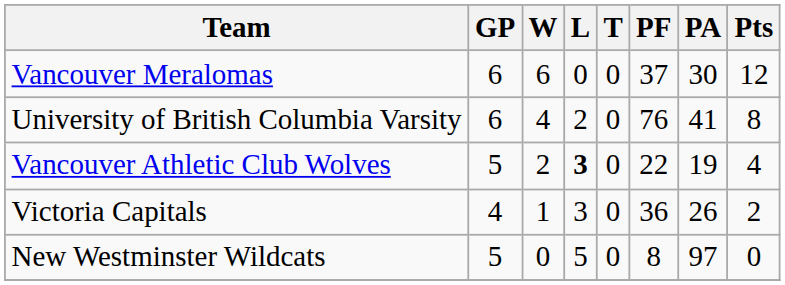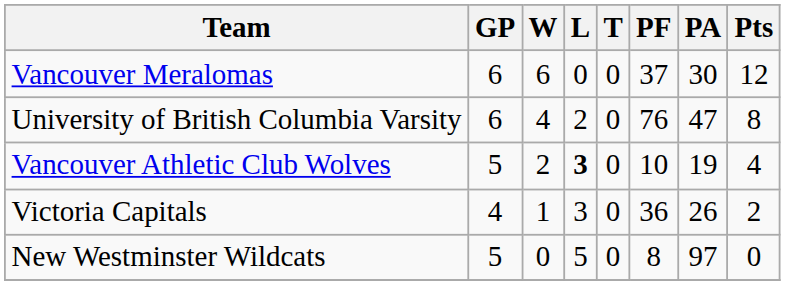(703, 119) 41 -> (703, 119) 47
(654, 165) 22 -> (654, 165) 10
